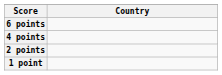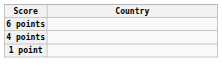- row: (26, 50)
